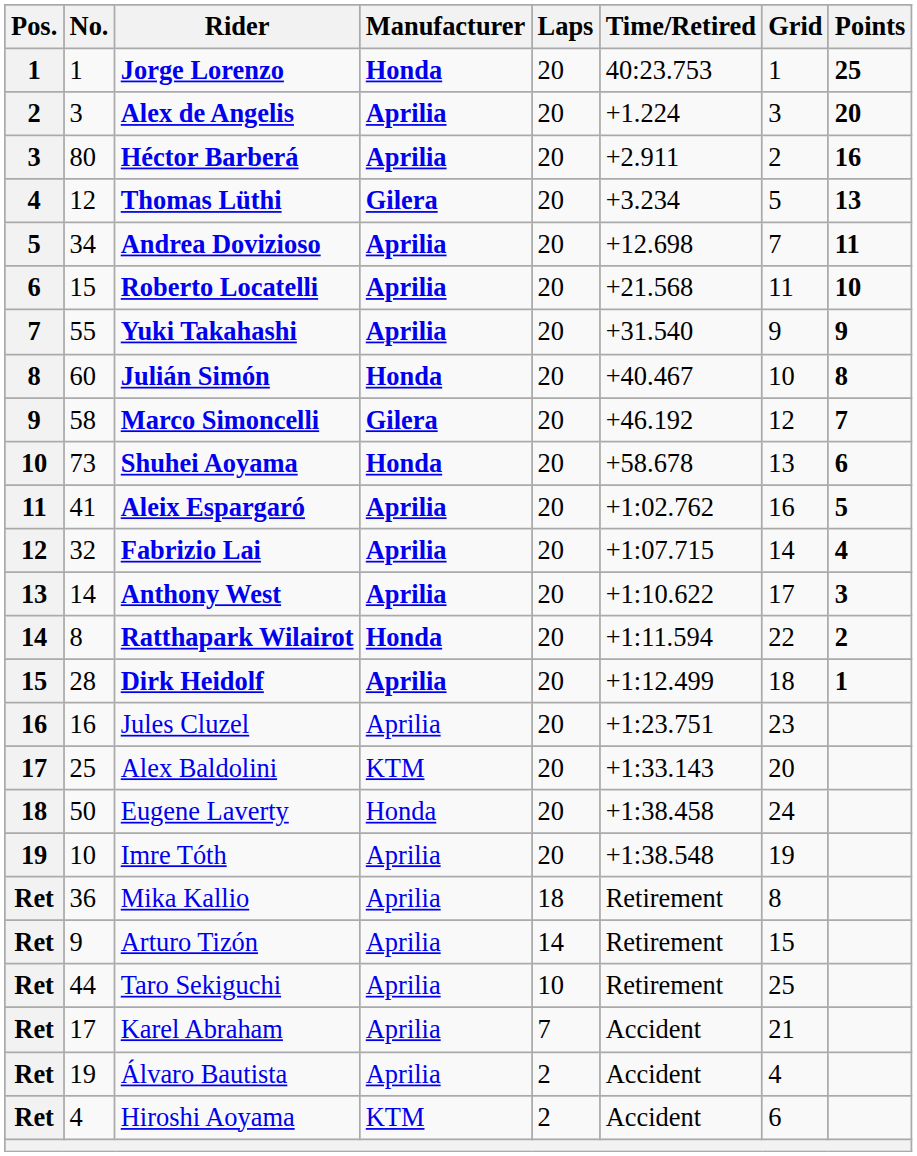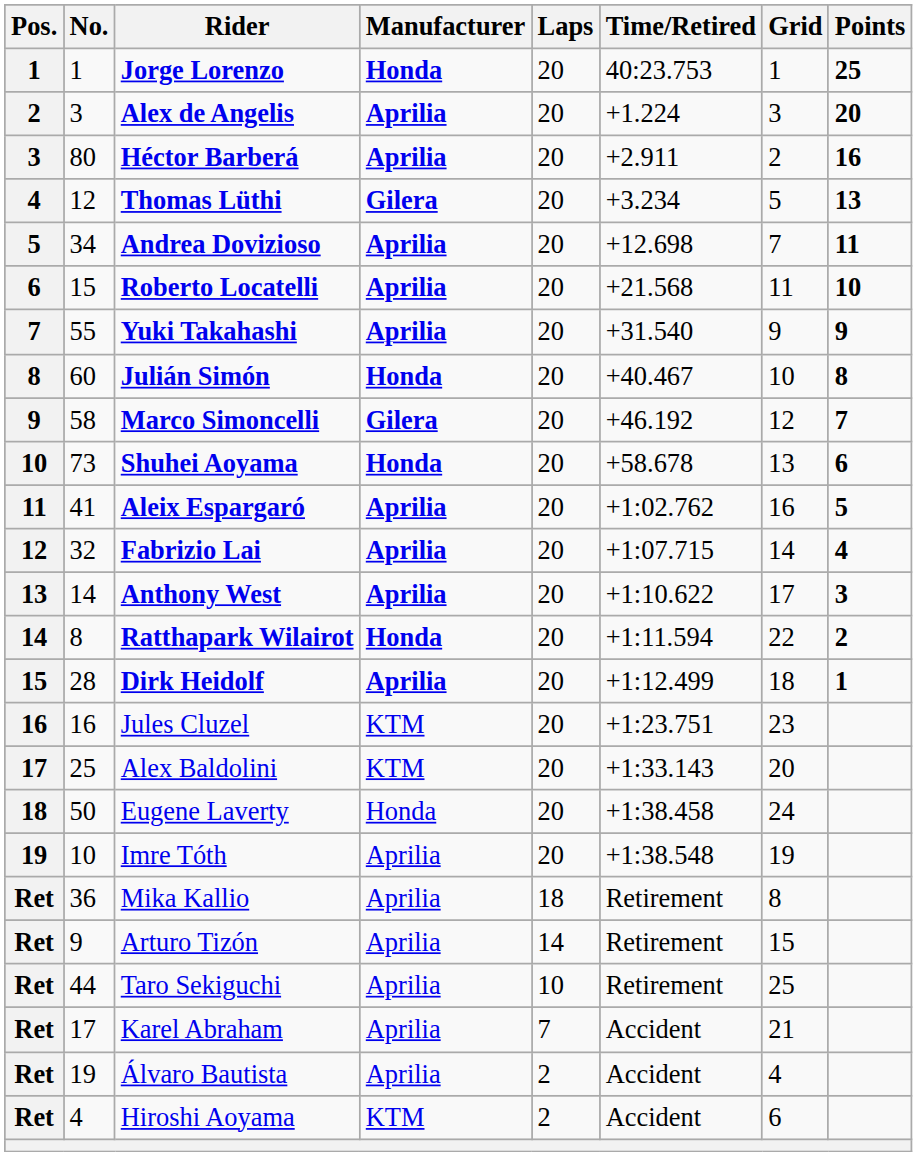(403, 724) Aprilia -> (395, 724) KTM
